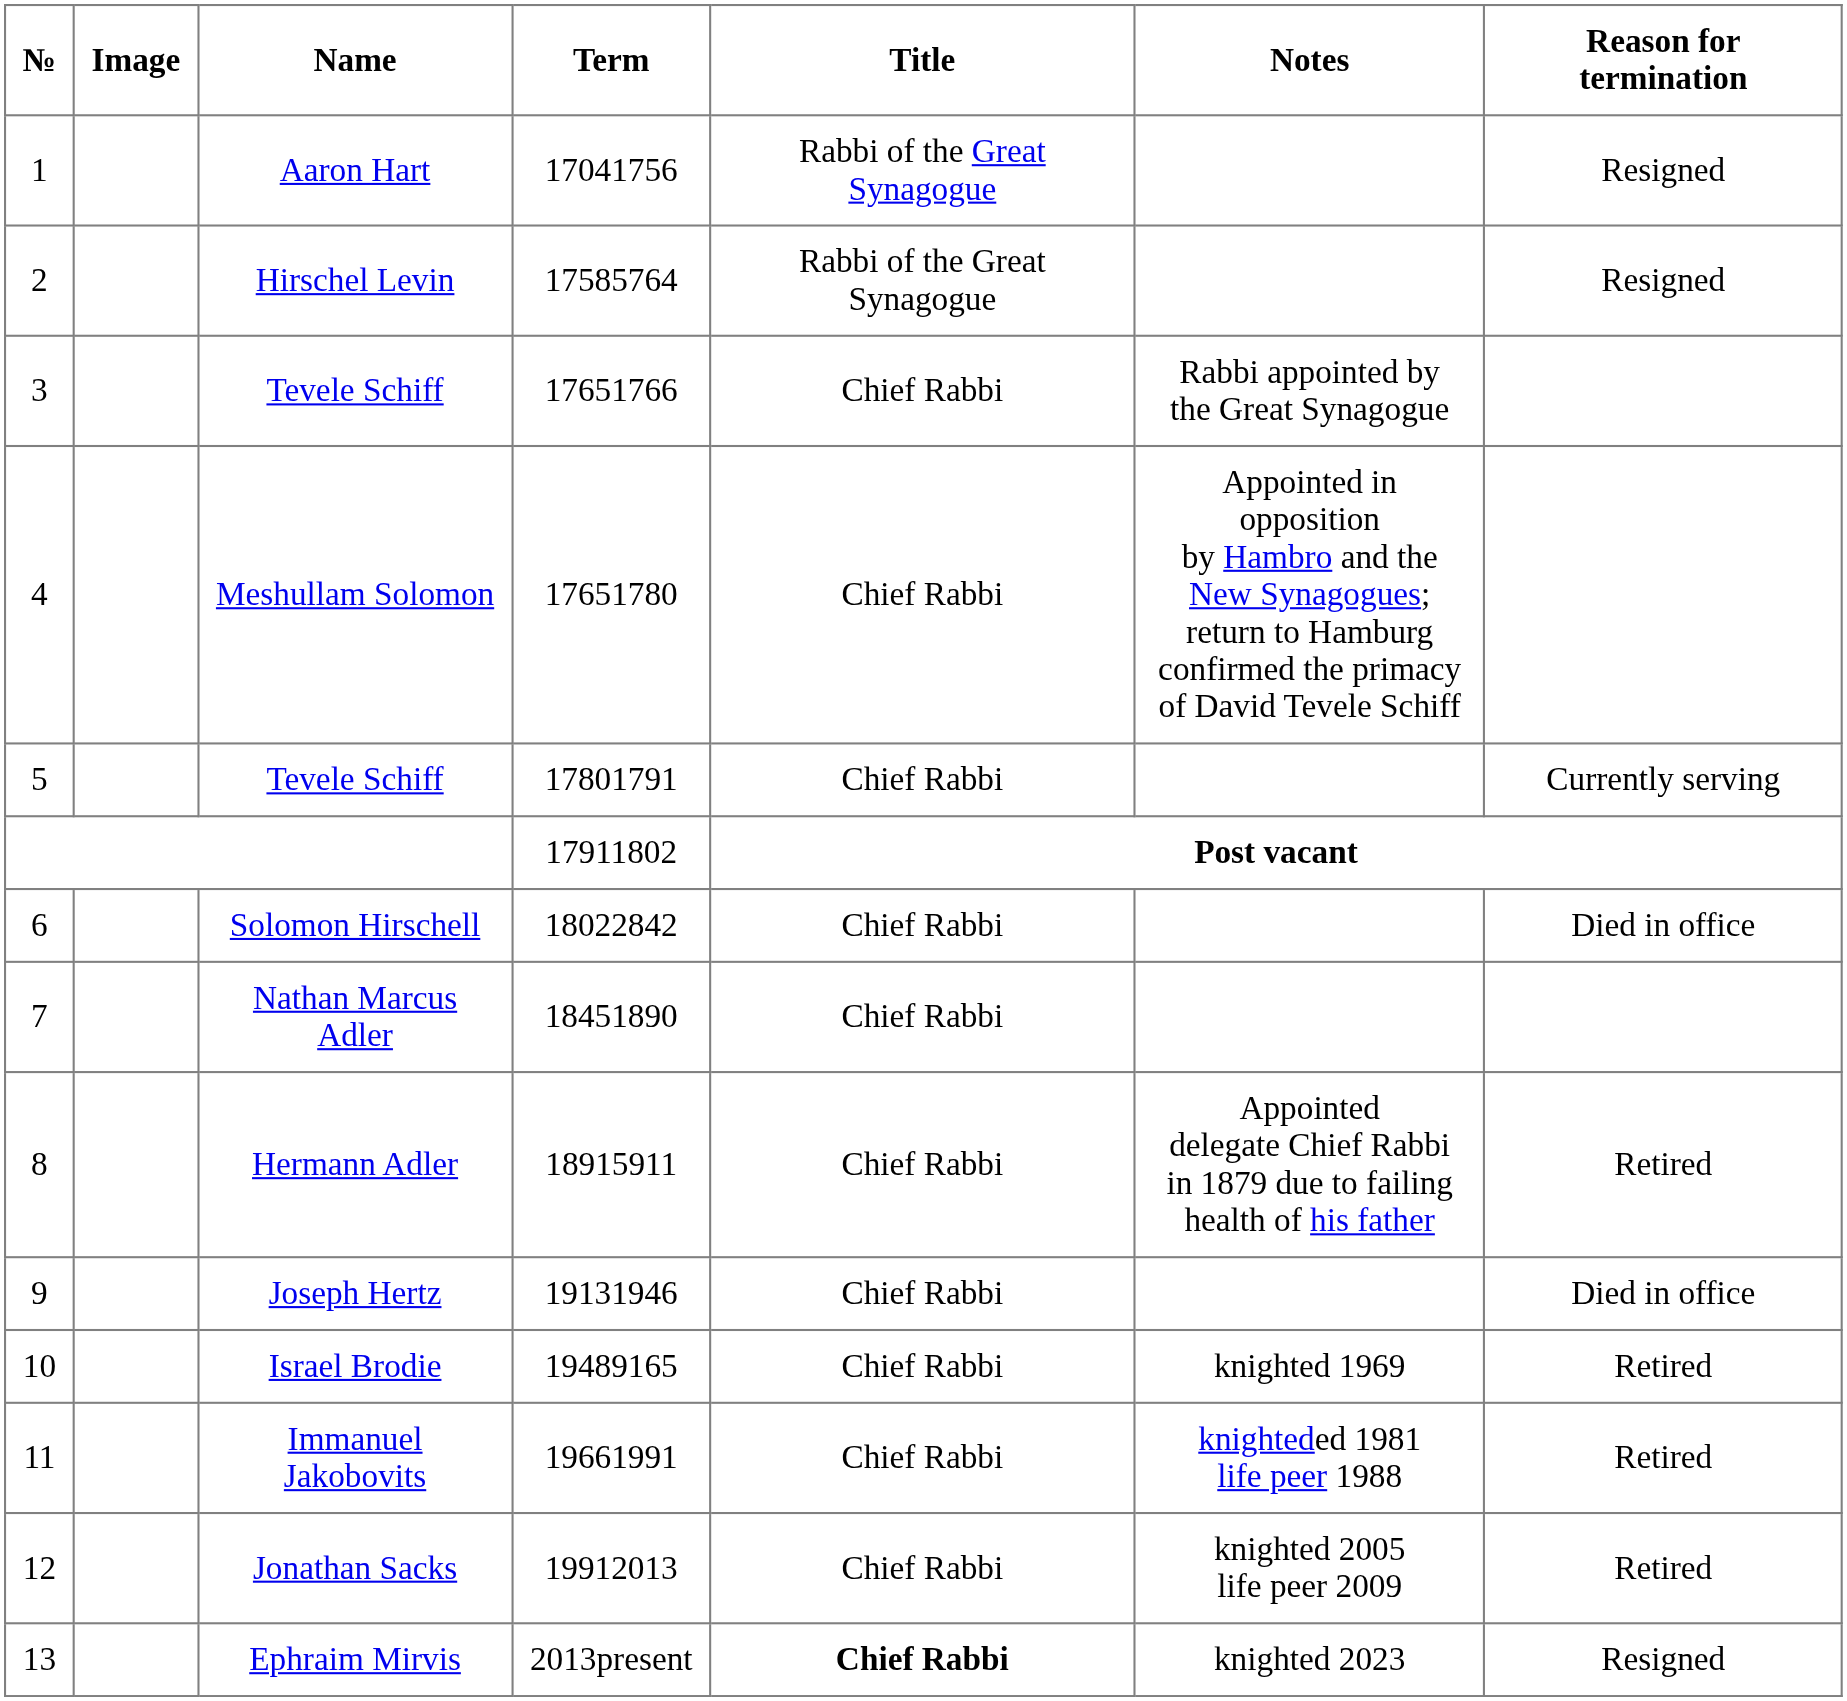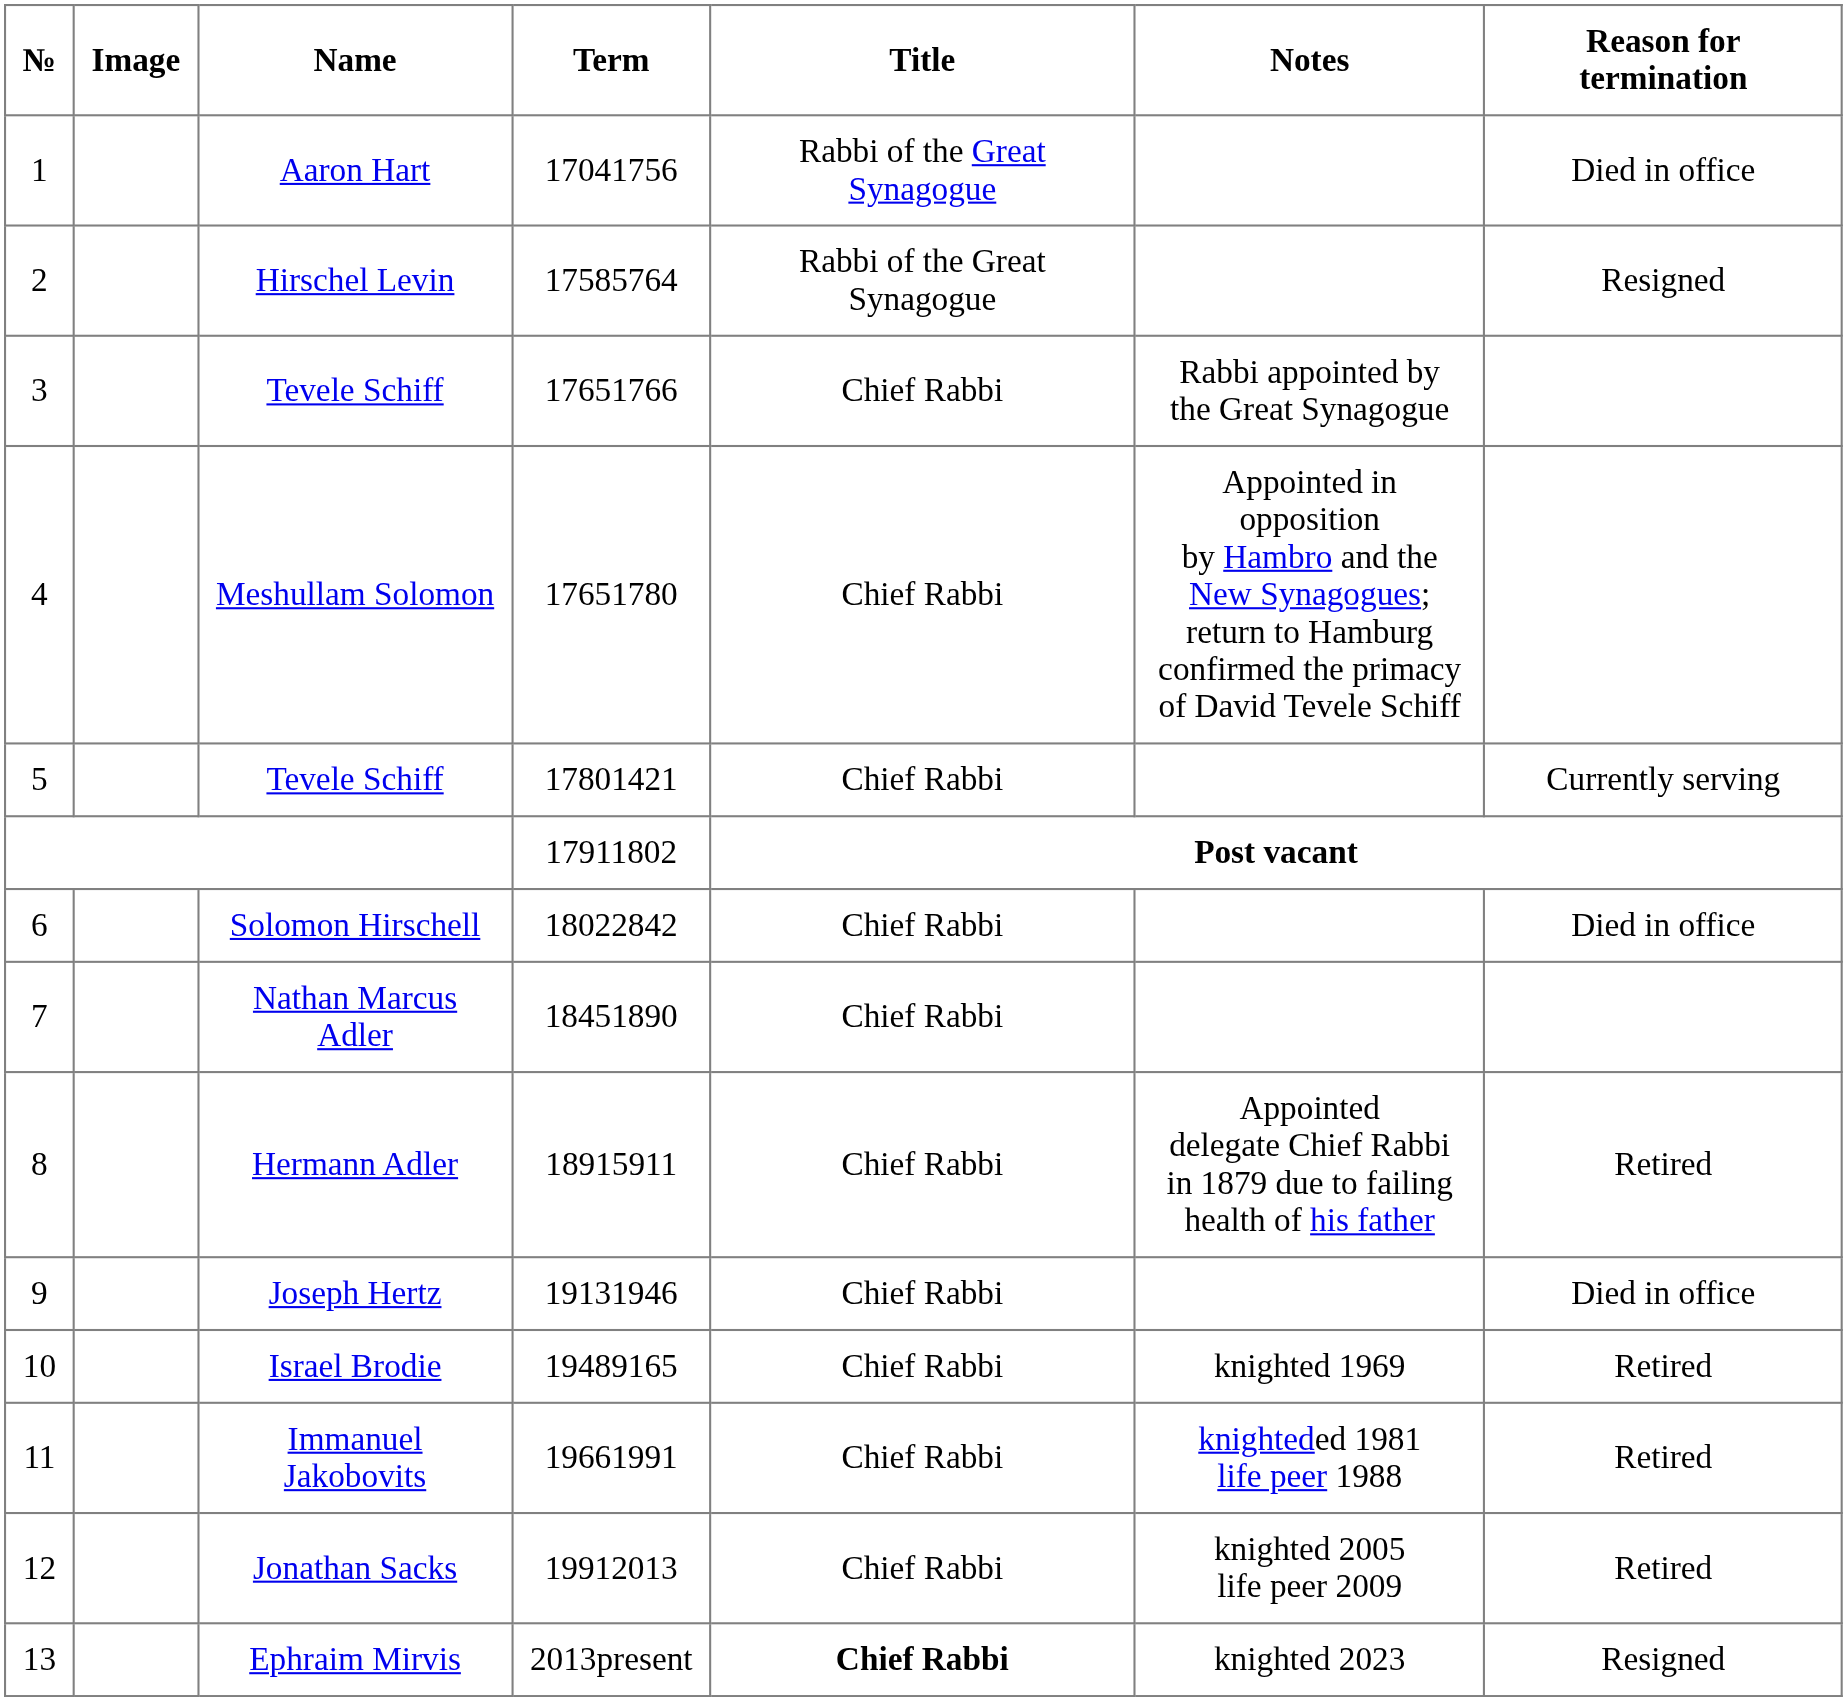(1663, 169) Resigned -> (1663, 169) Died in office
(611, 779) 17801791 -> (611, 779) 17801421
